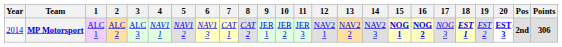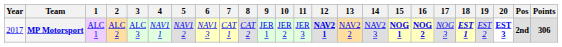(15, 29) 2014 -> (15, 29) 2017
(324, 29) normal -> (324, 29) bold
